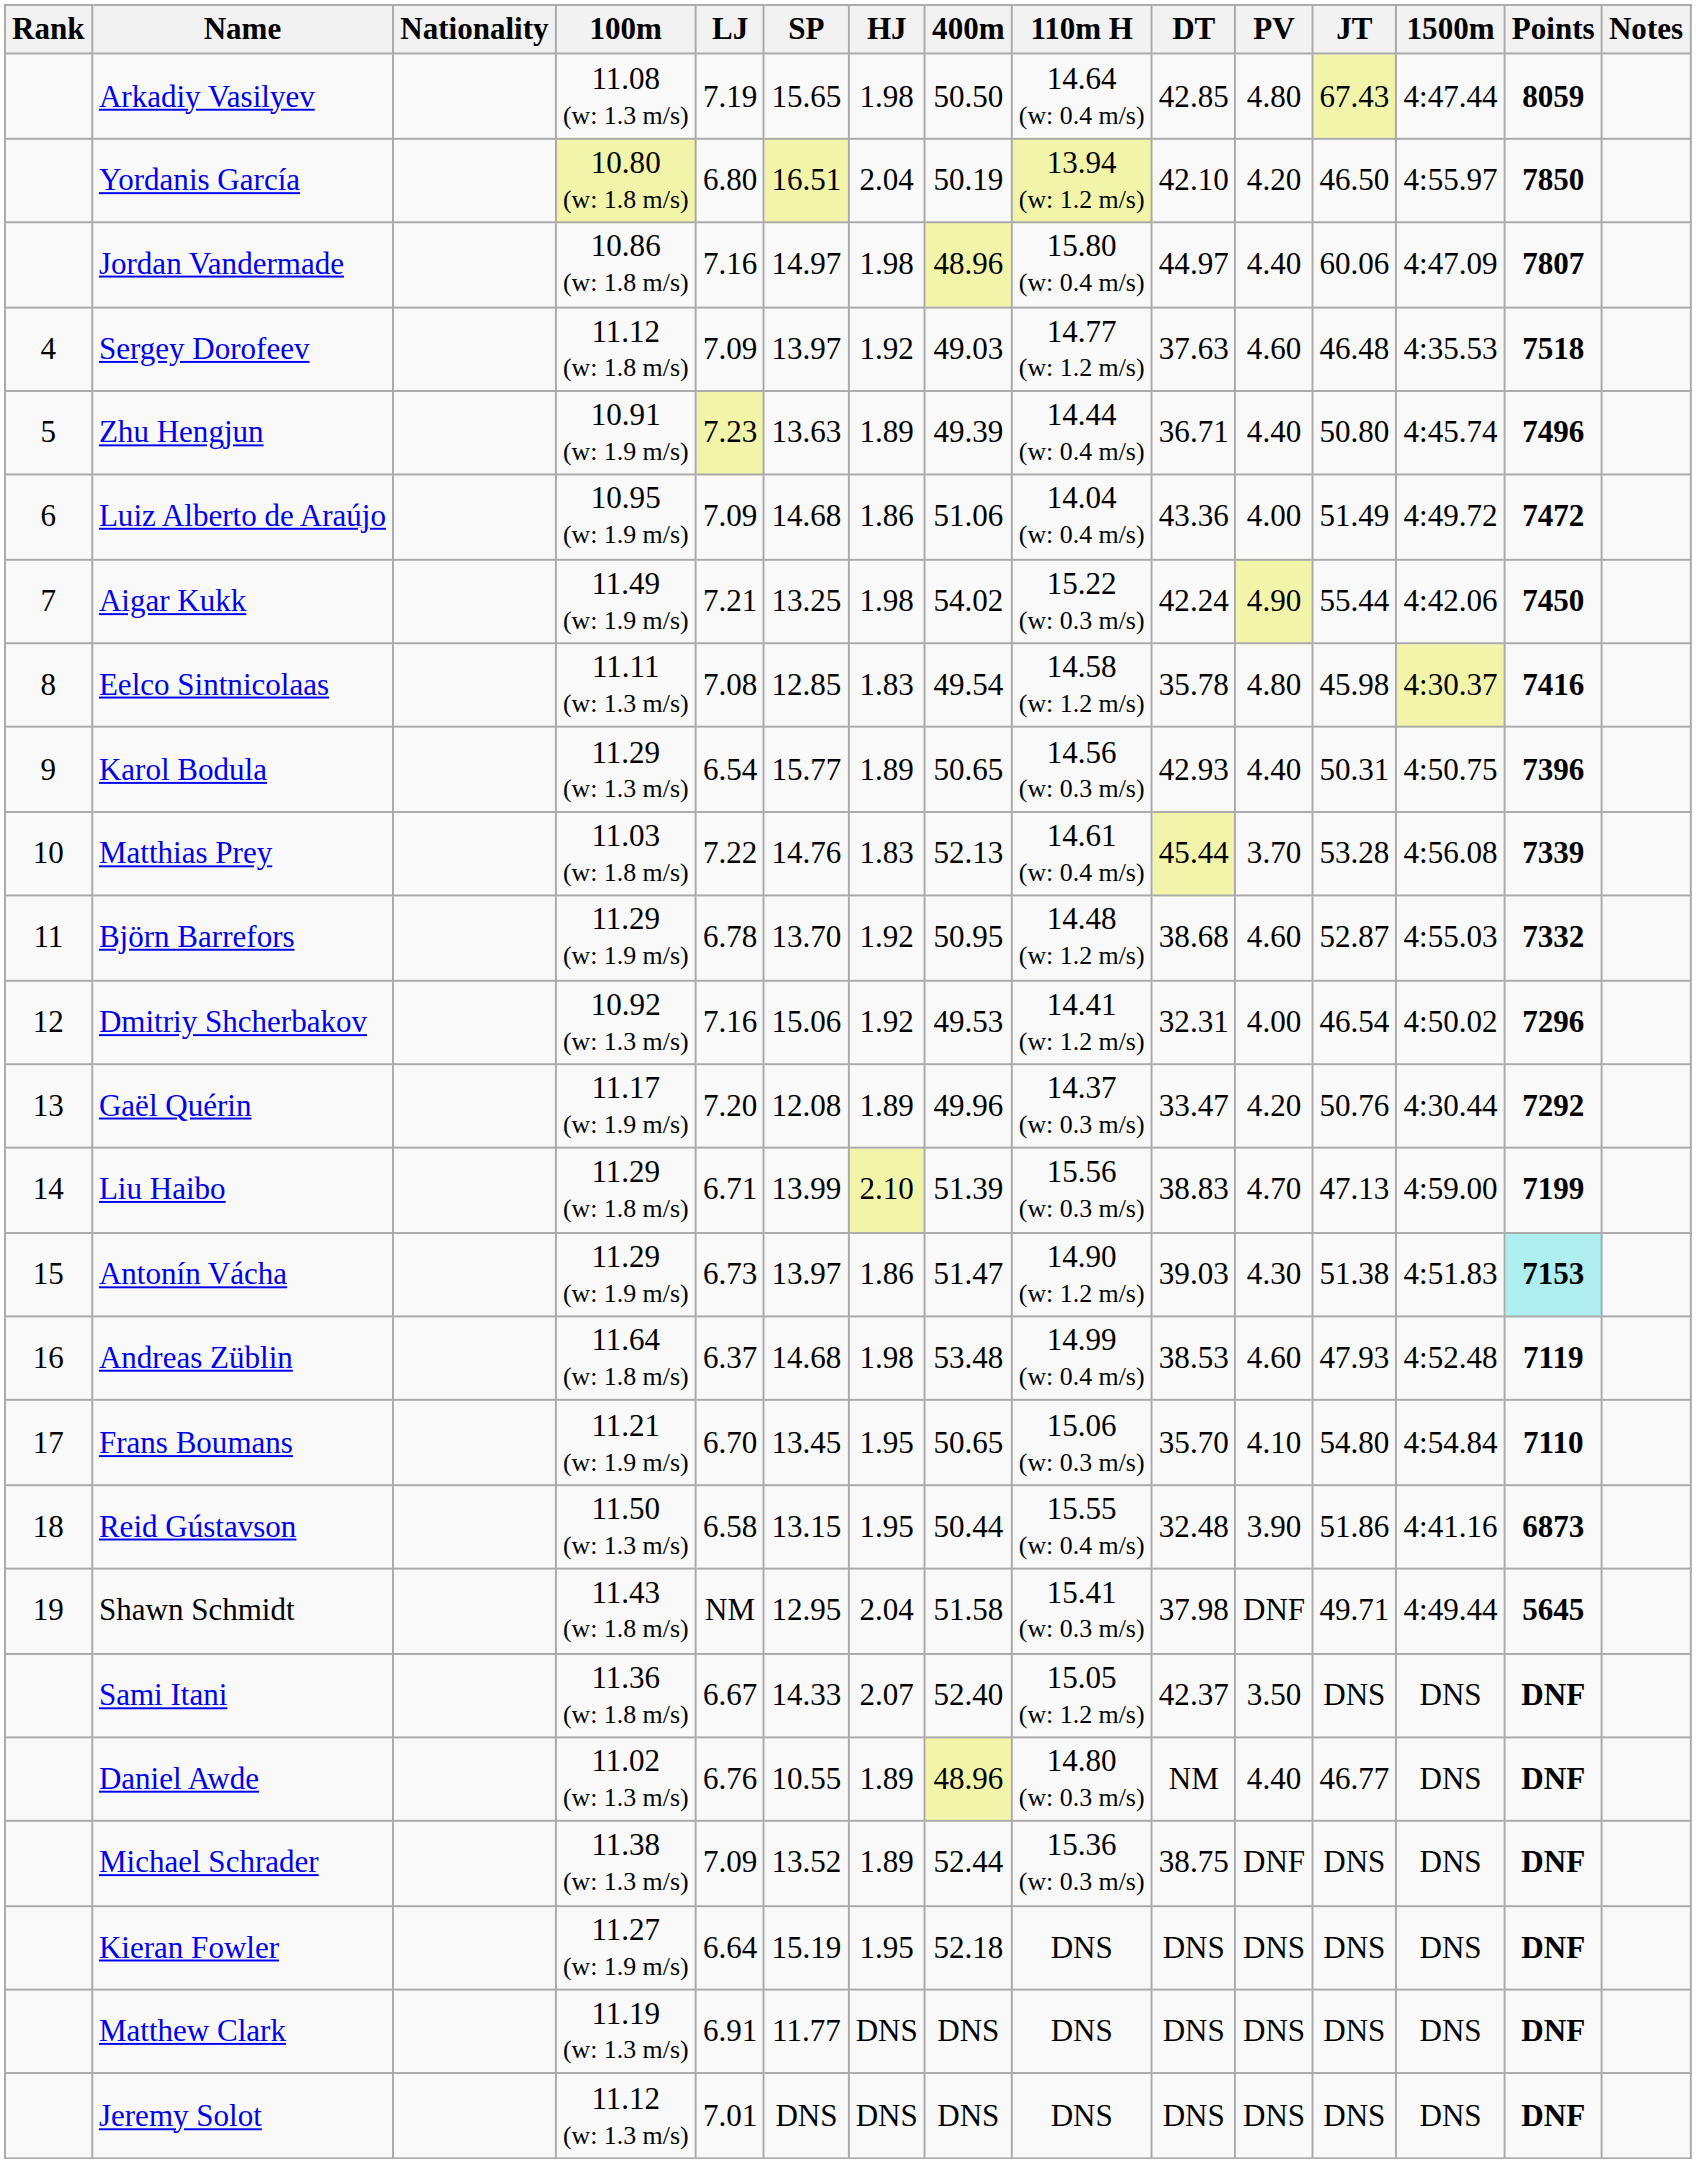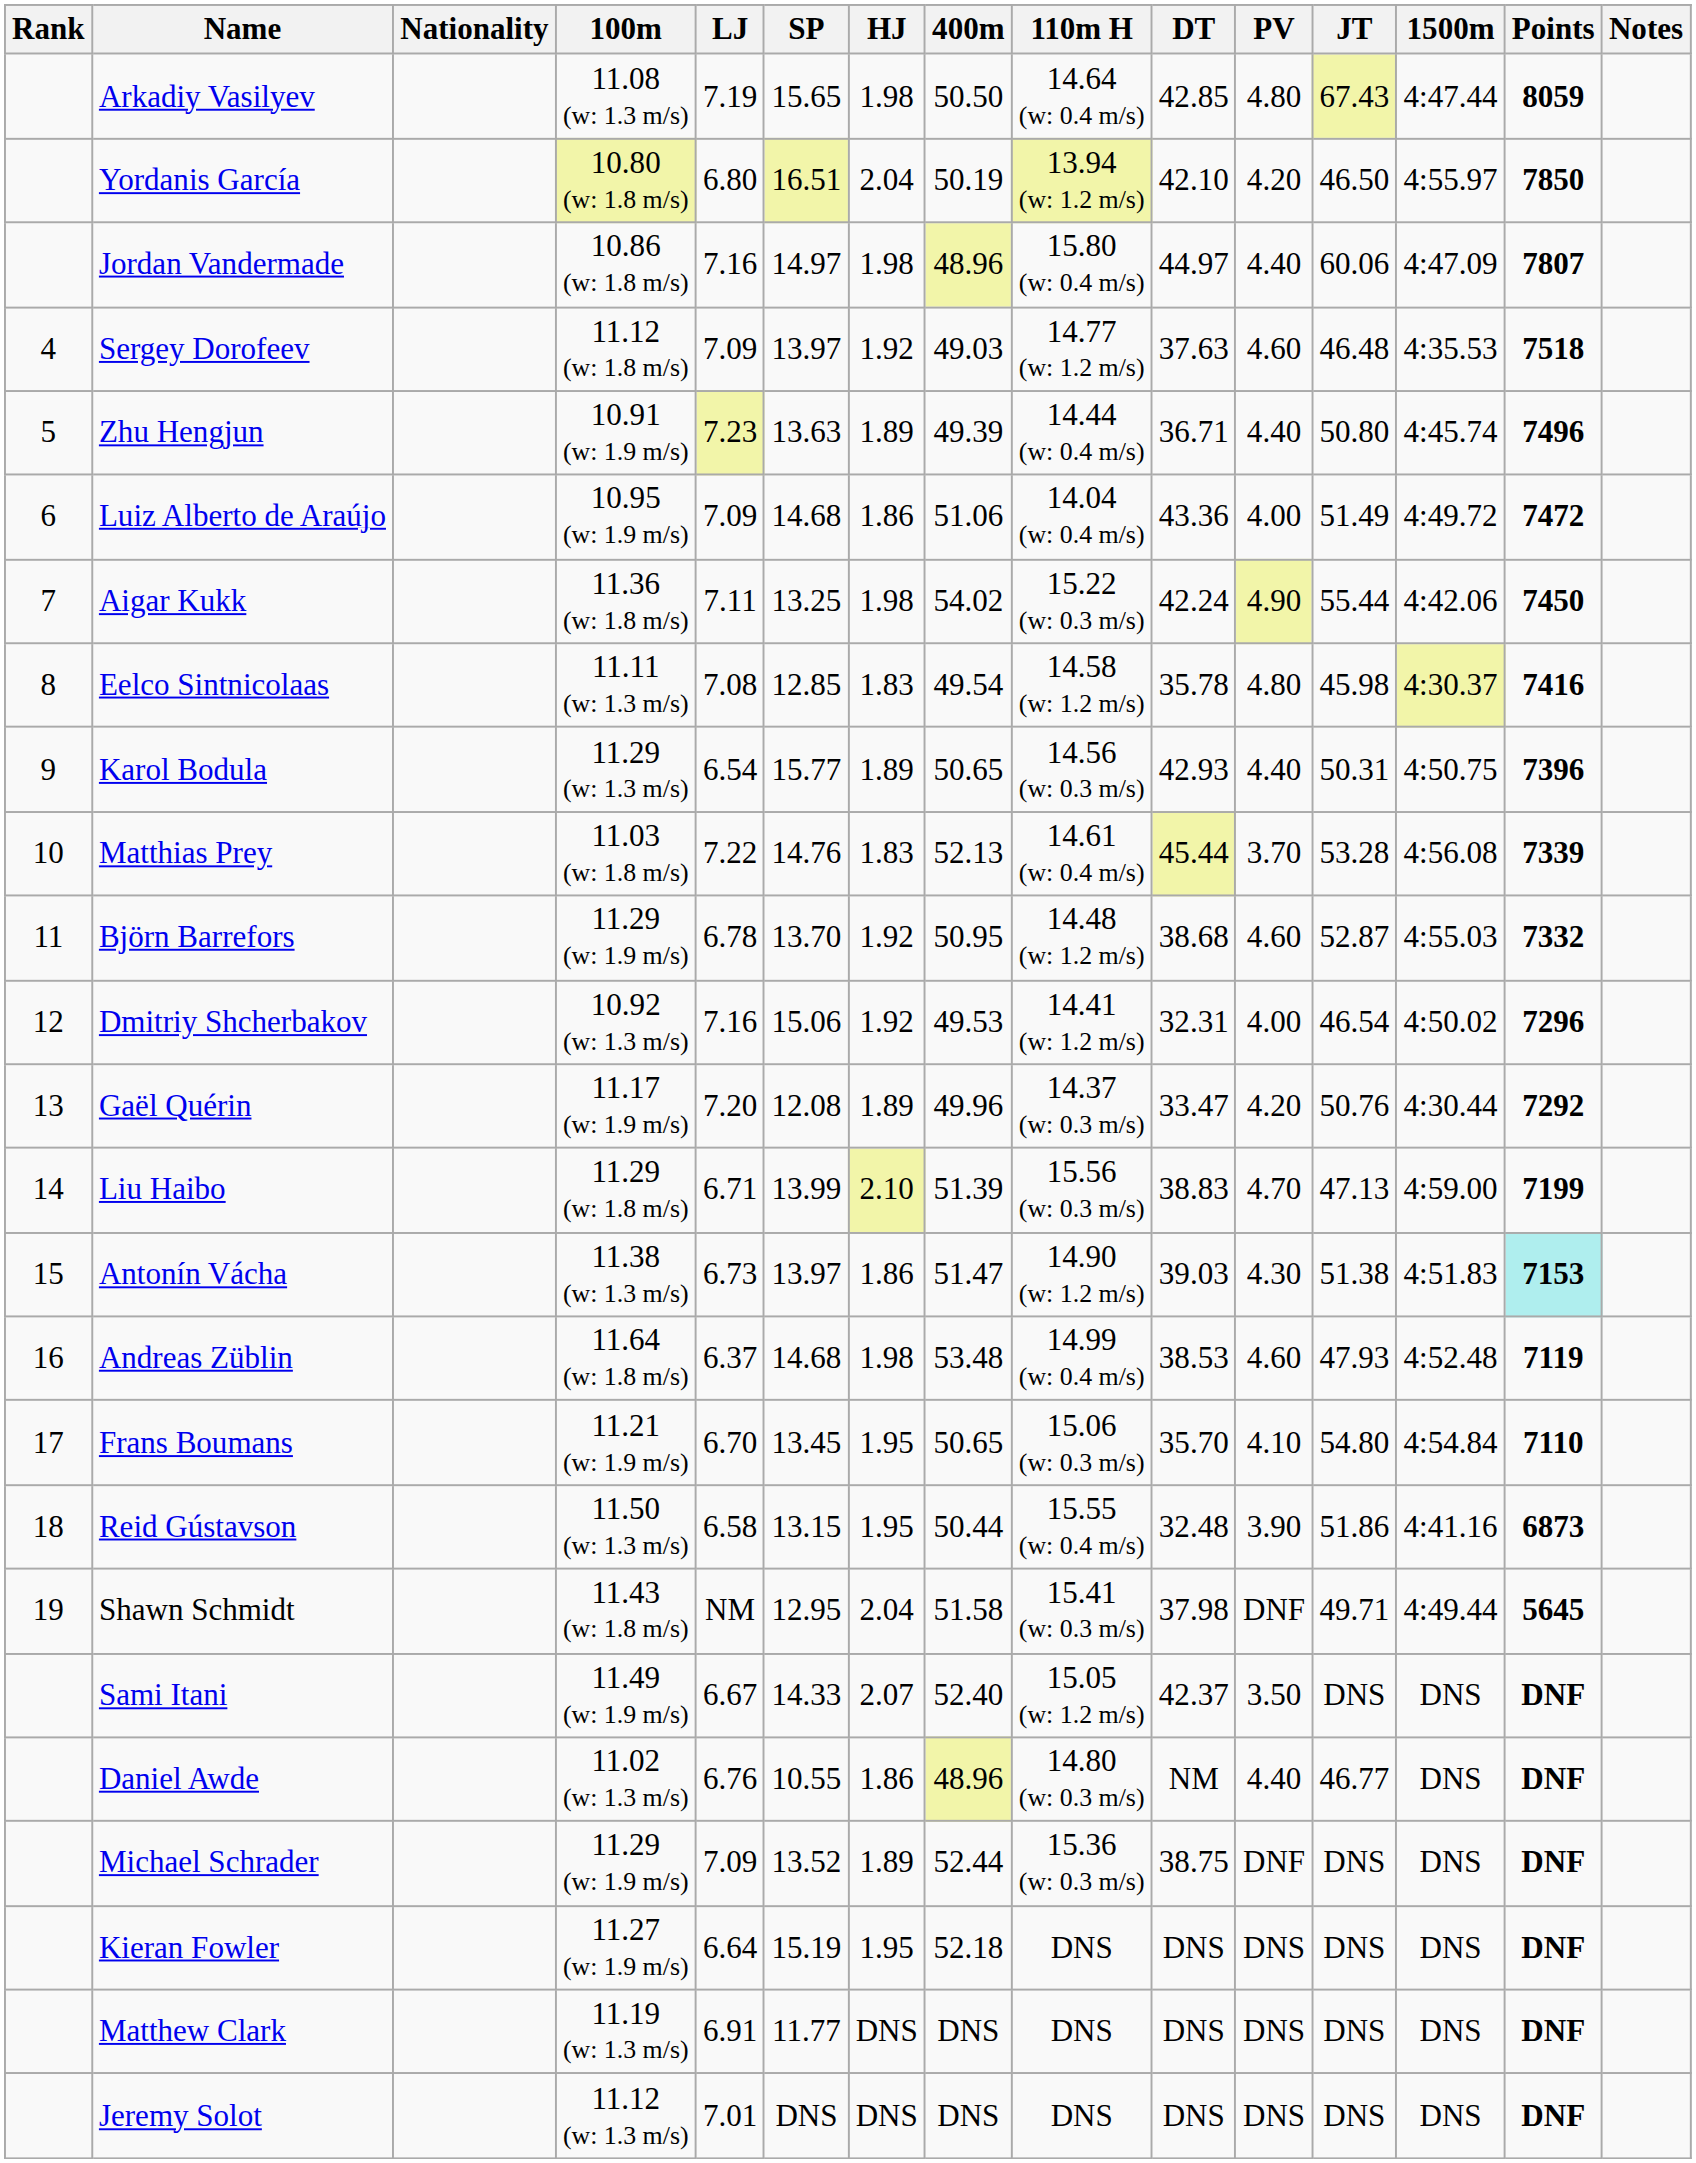(626, 600) 11.49 (w: 1.9 m/s) -> (626, 600) 11.36 (w: 1.8 m/s)
(730, 600) 7.21 -> (730, 600) 7.11
(626, 1273) 11.29 (w: 1.9 m/s) -> (626, 1273) 11.38 (w: 1.3 m/s)
(626, 1694) 11.36 (w: 1.8 m/s) -> (626, 1694) 11.49 (w: 1.9 m/s)
(887, 1778) 1.89 -> (887, 1778) 1.86
(626, 1862) 11.38 (w: 1.3 m/s) -> (626, 1862) 11.29 (w: 1.9 m/s)
